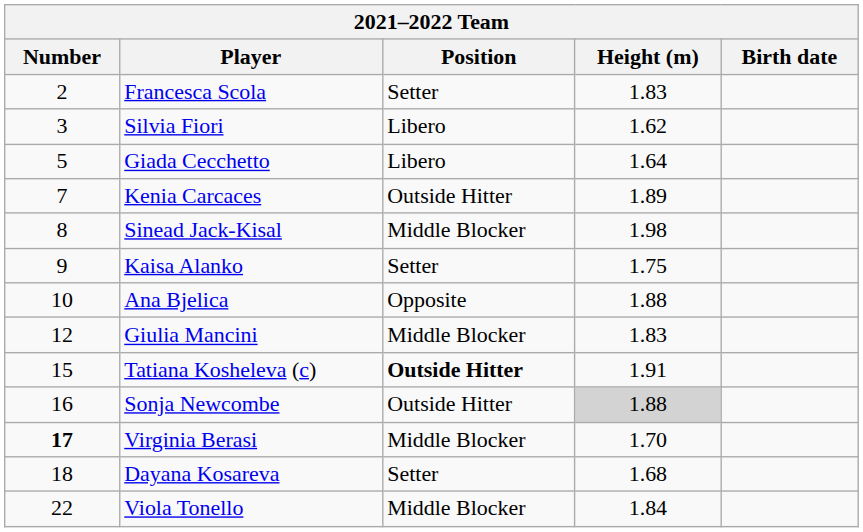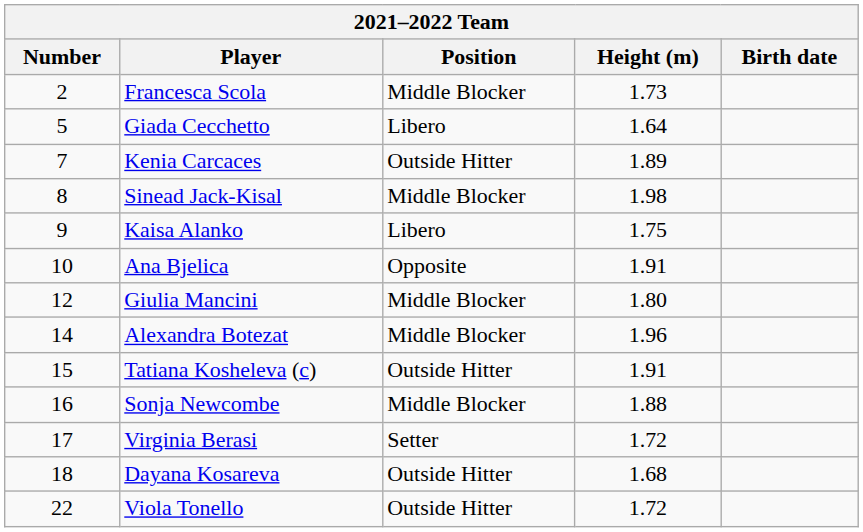(413, 91) Setter -> (456, 91) Middle Blocker
(648, 91) 1.83 -> (648, 91) 1.73
- row: (174, 126)
(413, 265) Setter -> (416, 230) Libero
(648, 299) 1.88 -> (648, 265) 1.91
(648, 334) 1.83 -> (648, 299) 1.80
+ row: (206, 334)
(455, 369) bold -> (450, 369) normal
(450, 404) Outside Hitter -> (456, 404) Middle Blocker
(648, 404) lightgrey background -> (648, 404) no background
(62, 439) bold -> (62, 439) normal
(456, 439) Middle Blocker -> (413, 439) Setter
(648, 439) 1.70 -> (648, 439) 1.72
(413, 473) Setter -> (450, 473) Outside Hitter
(456, 508) Middle Blocker -> (450, 508) Outside Hitter
(648, 508) 1.84 -> (648, 508) 1.72
